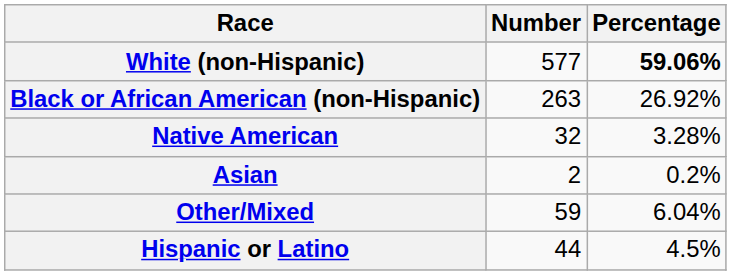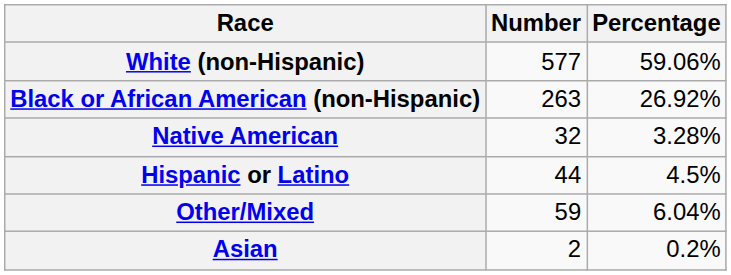(680, 61) bold -> (680, 61) normal
rows swapped: (245, 174) <-> (245, 250)
